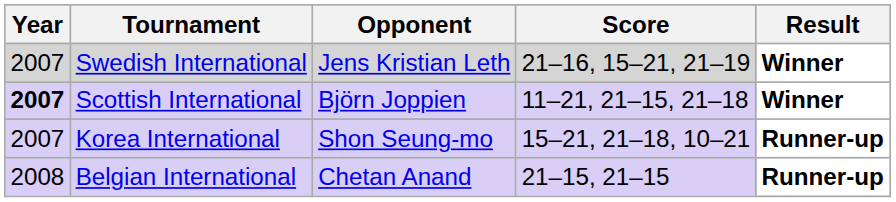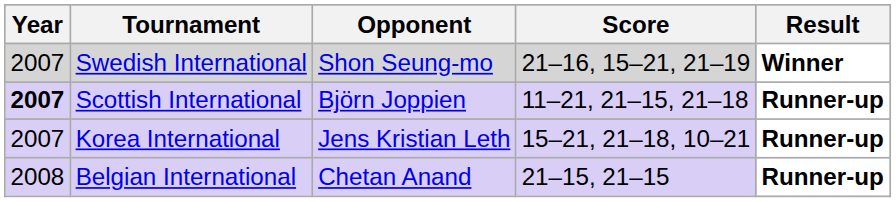(414, 63) Jens Kristian Leth -> (406, 63) Shon Seung-mo
(802, 101) Winner -> (823, 101) Runner-up
(406, 139) Shon Seung-mo -> (414, 139) Jens Kristian Leth
